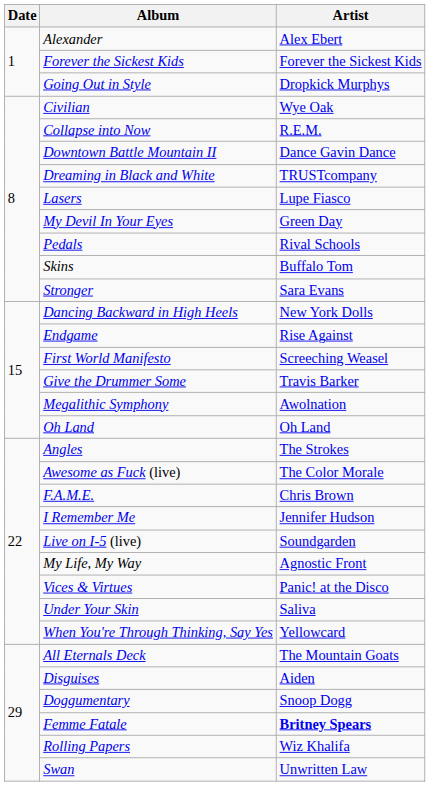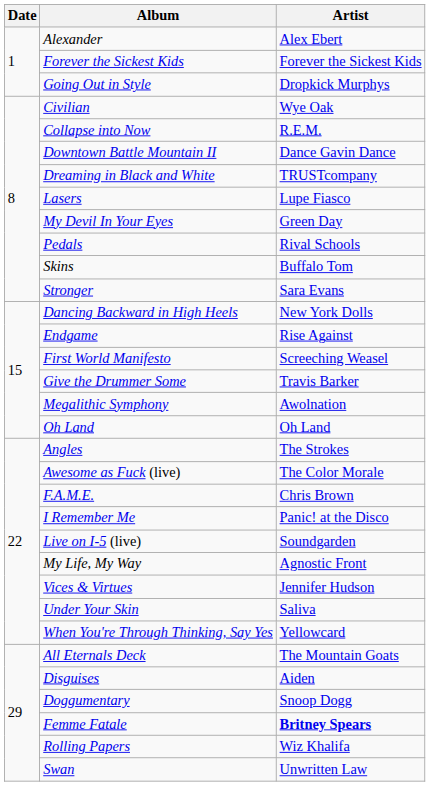(327, 518) Jennifer Hudson -> (334, 518) Panic! at the Disco
(334, 586) Panic! at the Disco -> (327, 586) Jennifer Hudson
